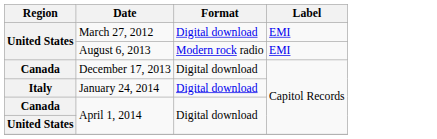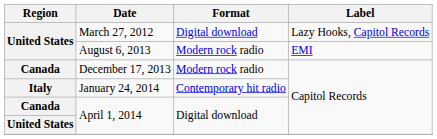(280, 32) EMI -> (360, 32) Lazy Hooks, Capitol Records
(217, 69) Digital download -> (220, 69) Modern rock radio
(217, 87) Digital download -> (231, 87) Contemporary hit radio
